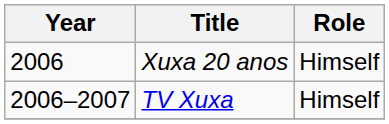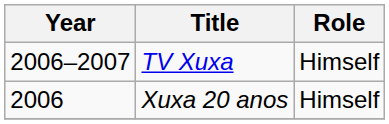rows swapped: (188, 99) <-> (215, 61)
